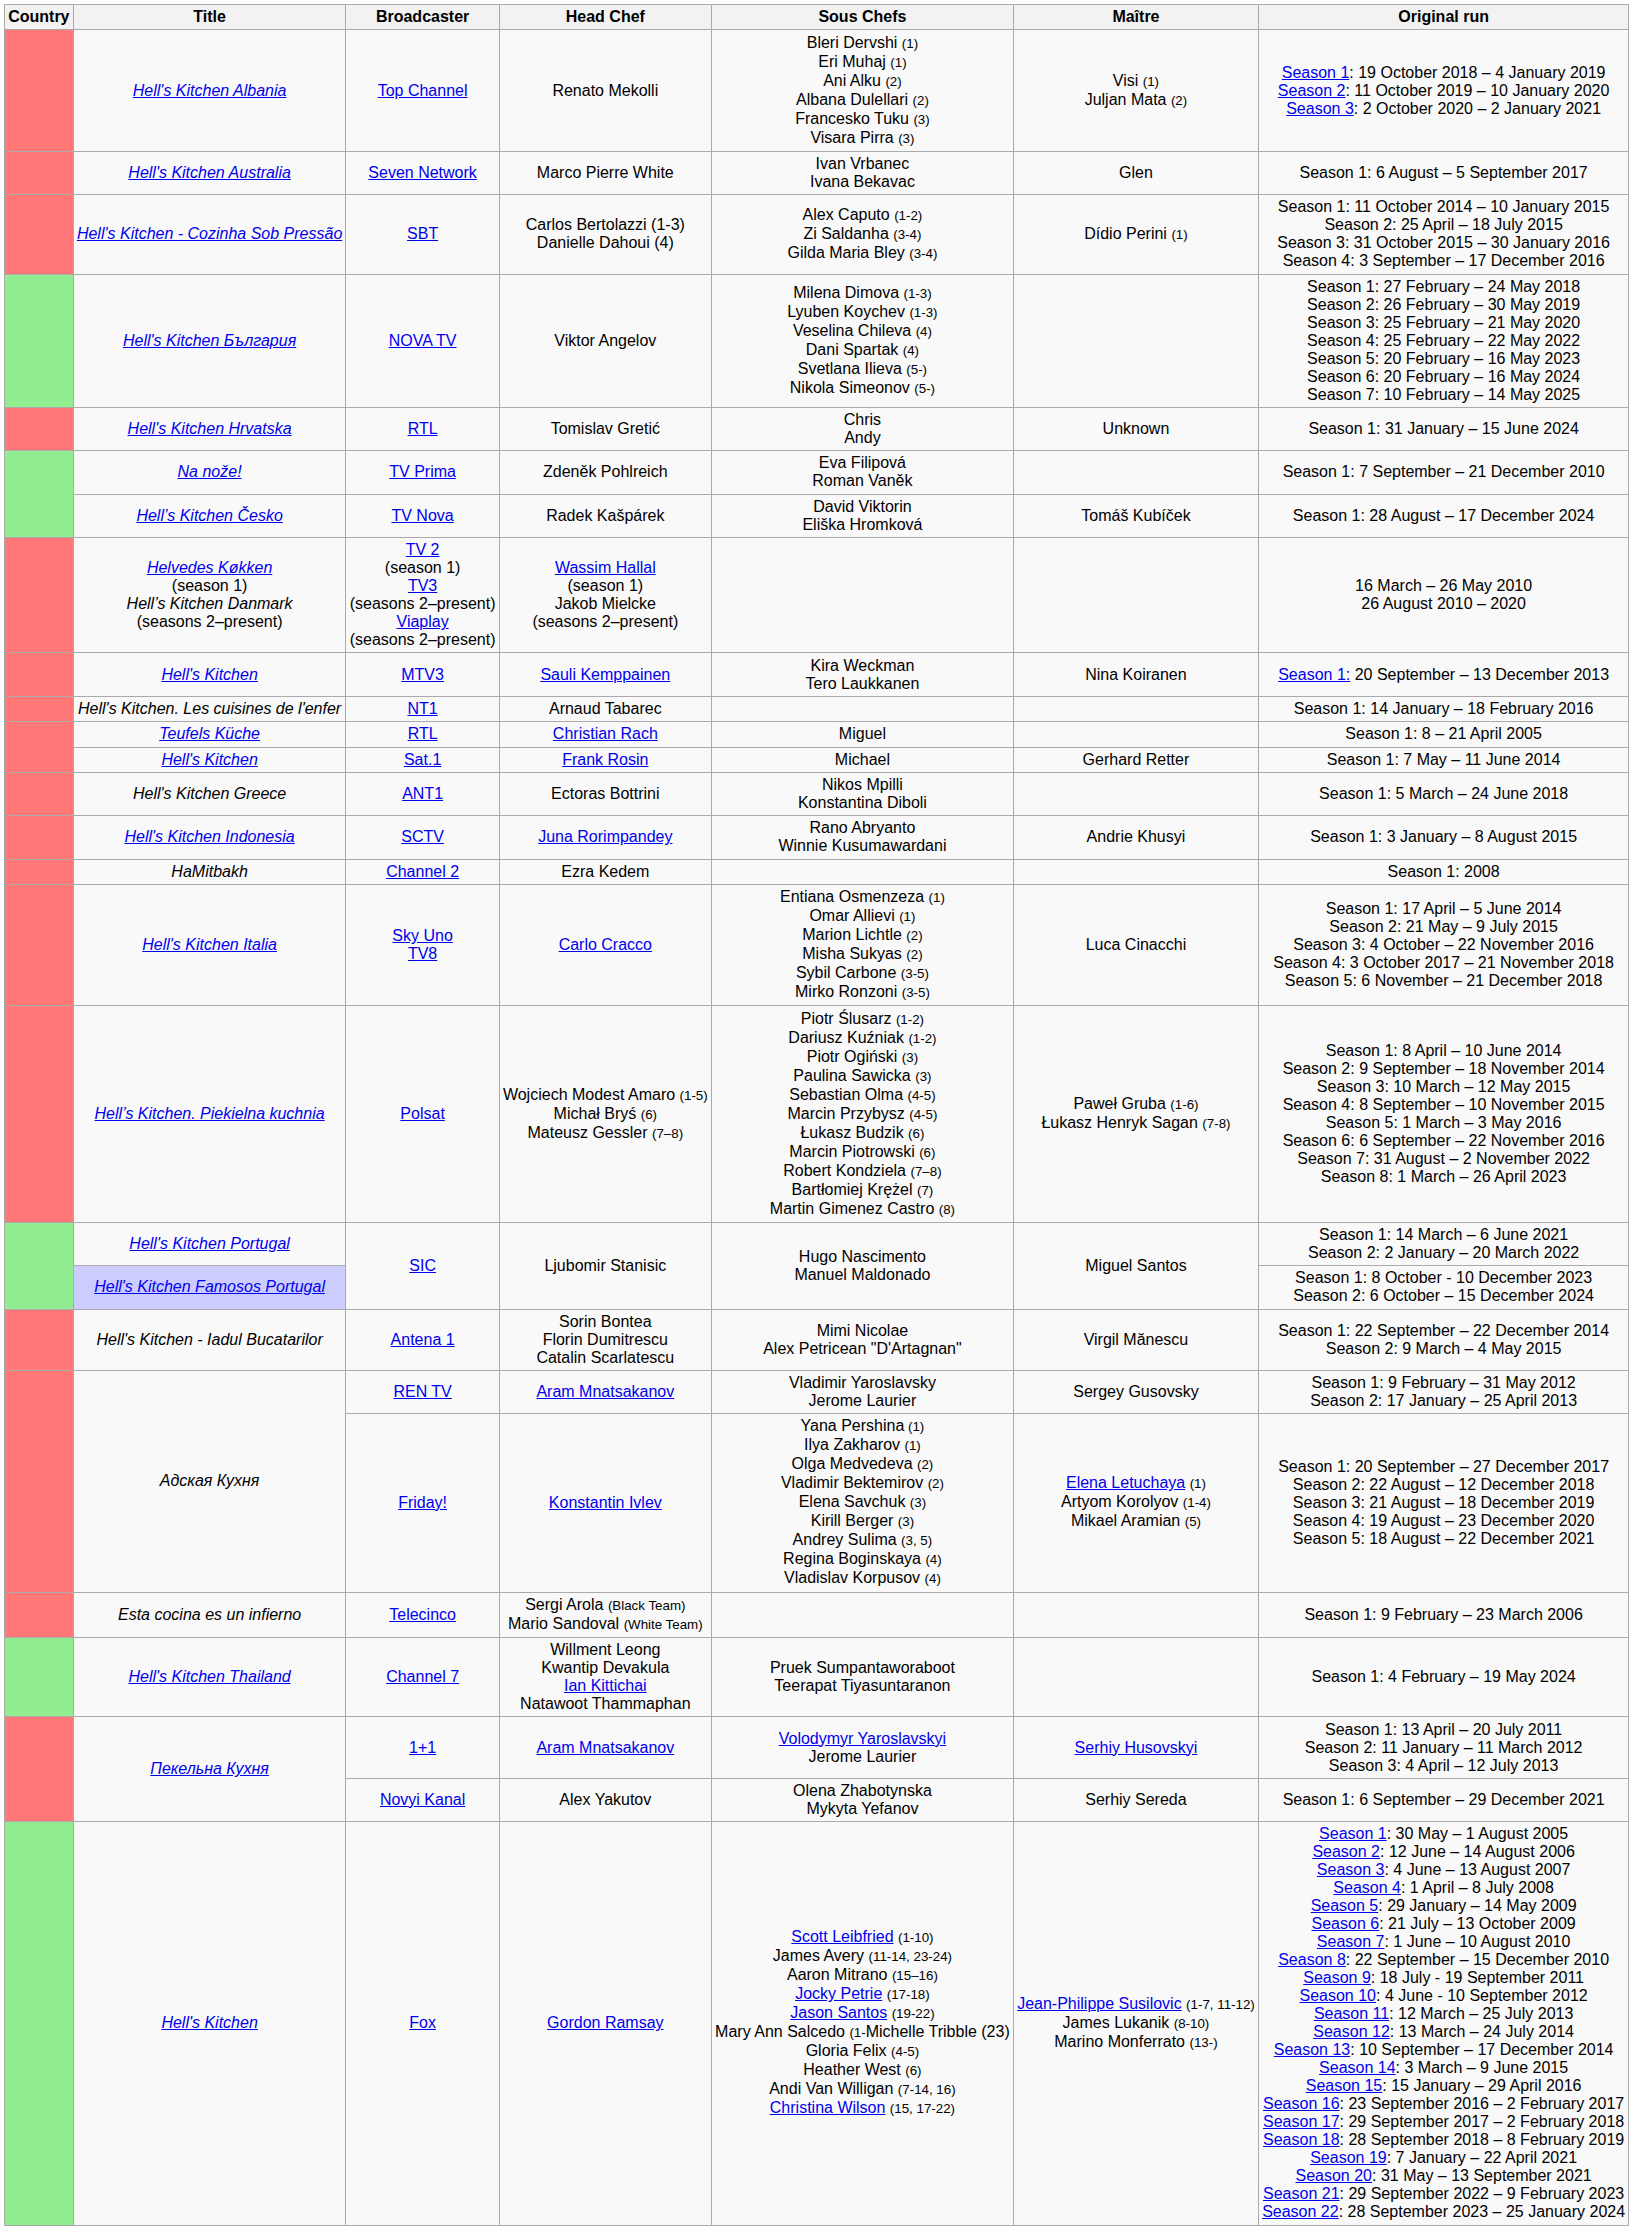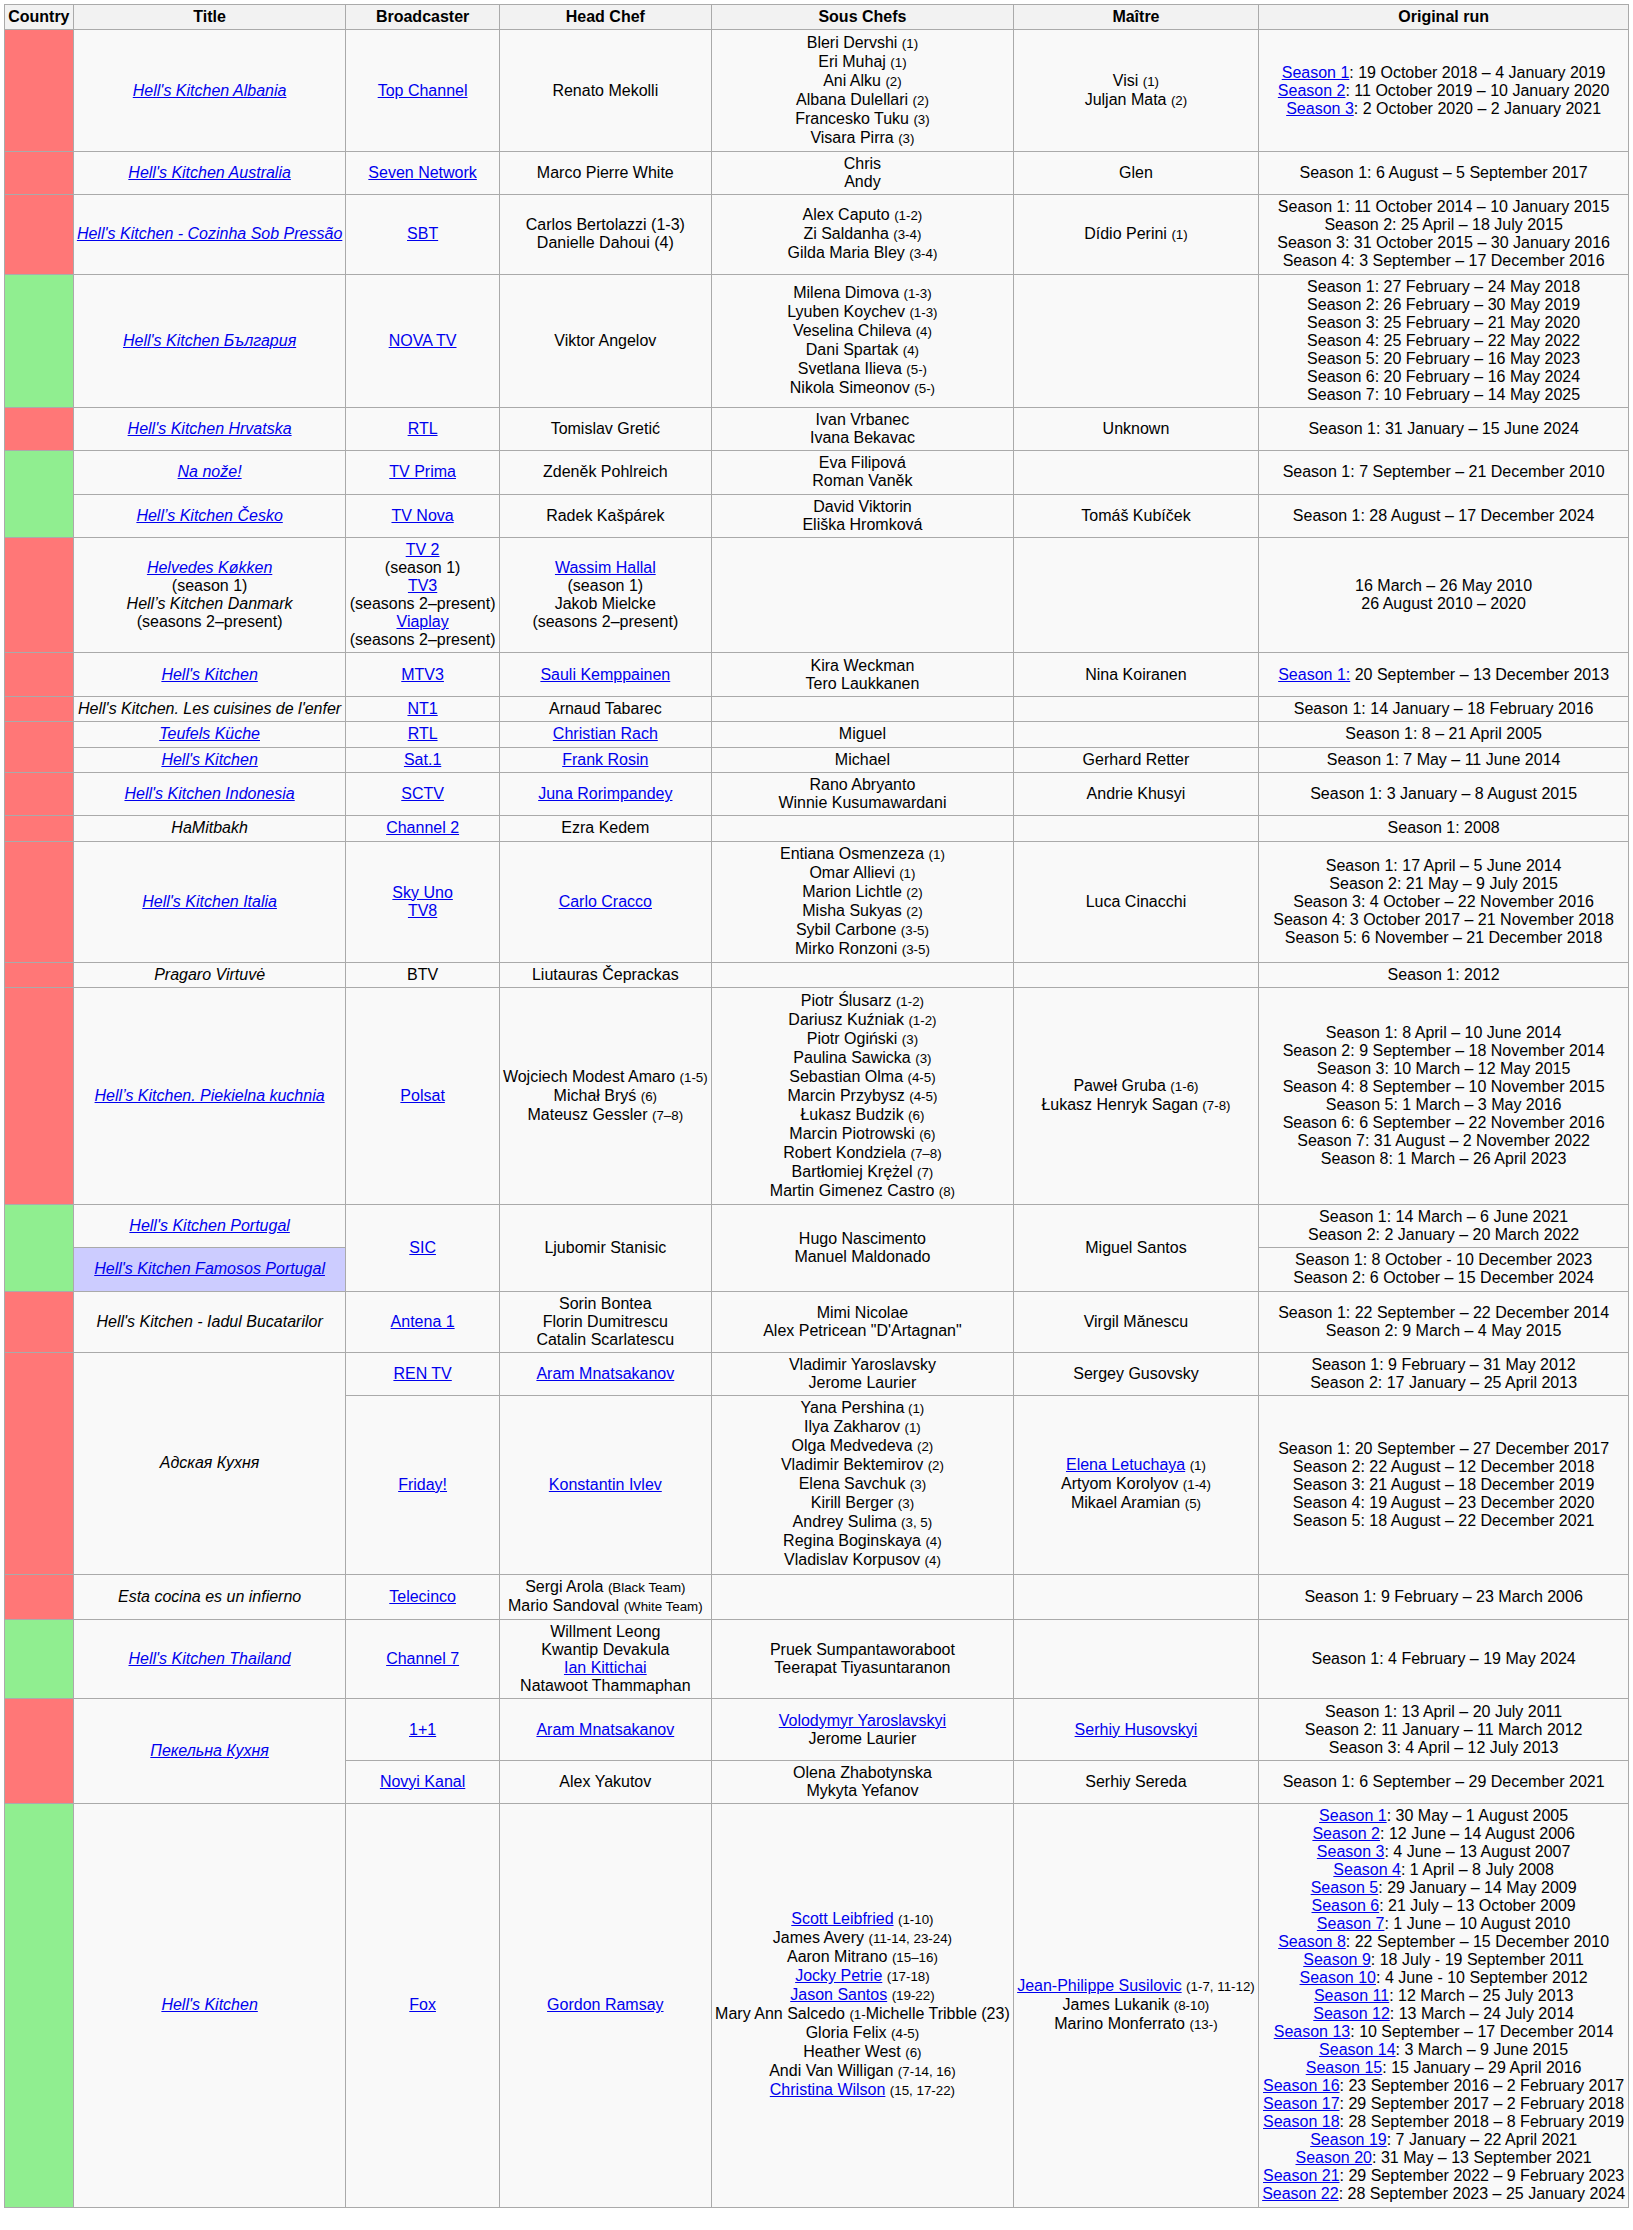(862, 172) Ivan Vrbanec Ivana Bekavac -> (862, 172) Chris Andy
(862, 429) Chris Andy -> (862, 429) Ivan Vrbanec Ivana Bekavac
- row: (210, 794)
+ row: (210, 975)
